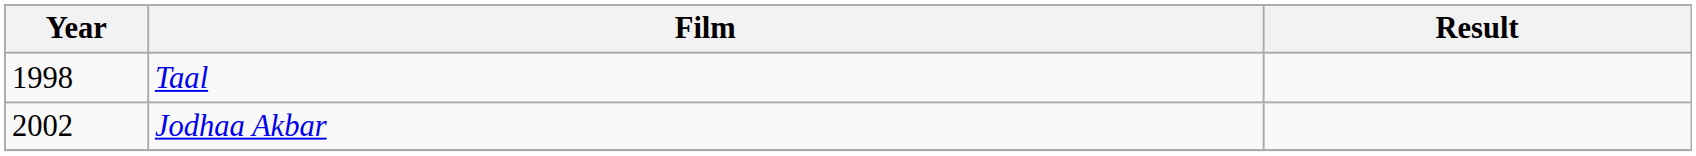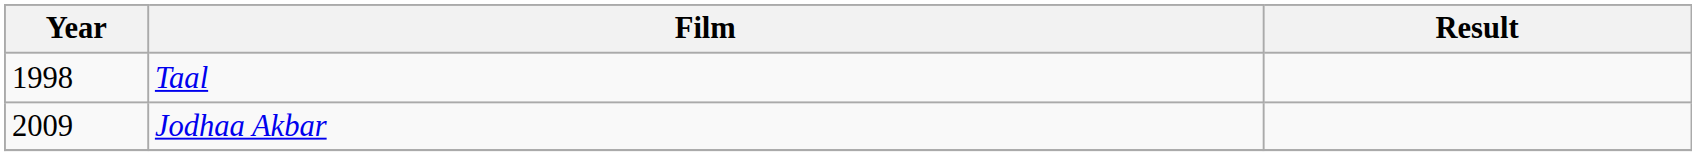(43, 125) 2002 -> (43, 125) 2009
